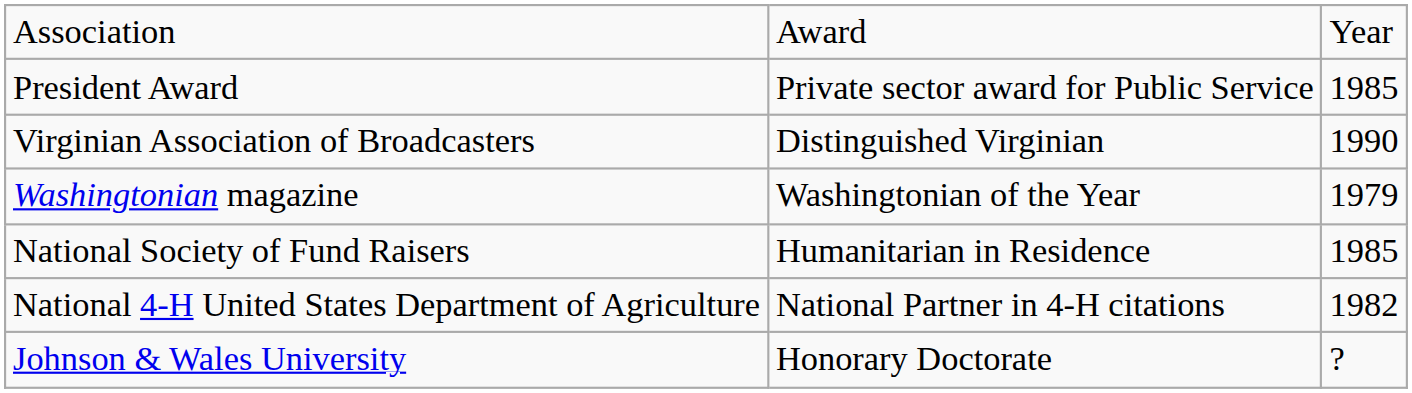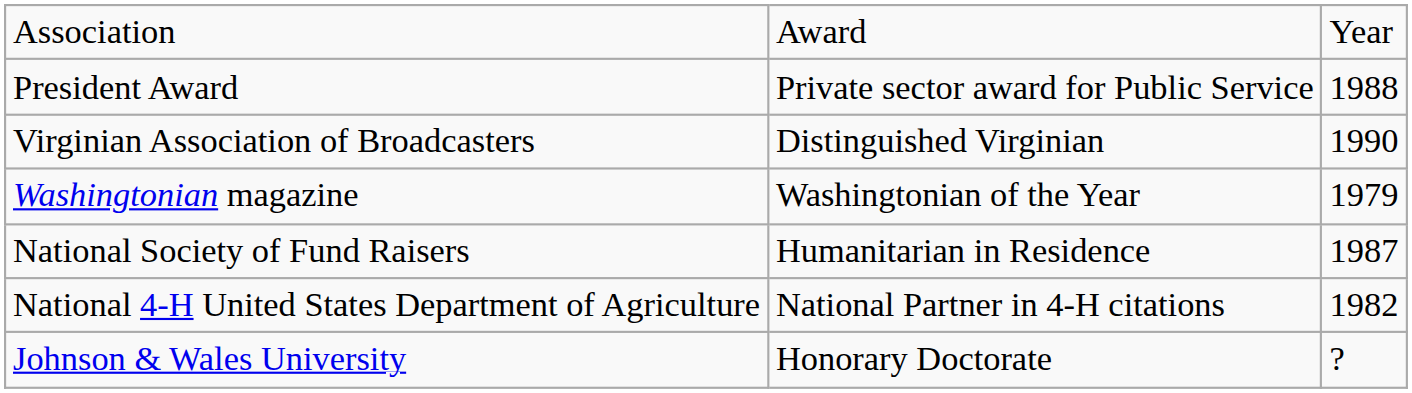(1364, 86) 1985 -> (1364, 86) 1988
(1364, 250) 1985 -> (1364, 250) 1987
